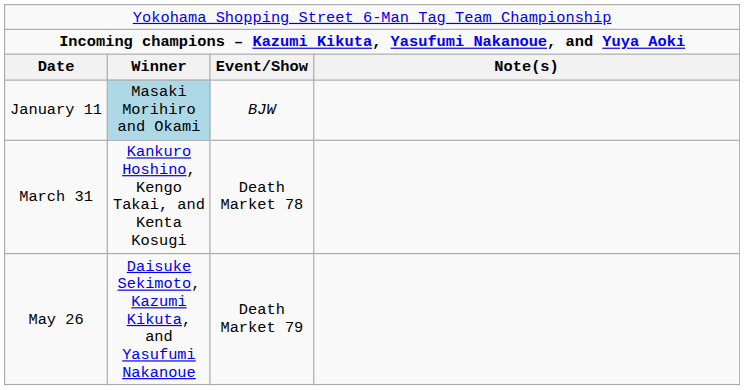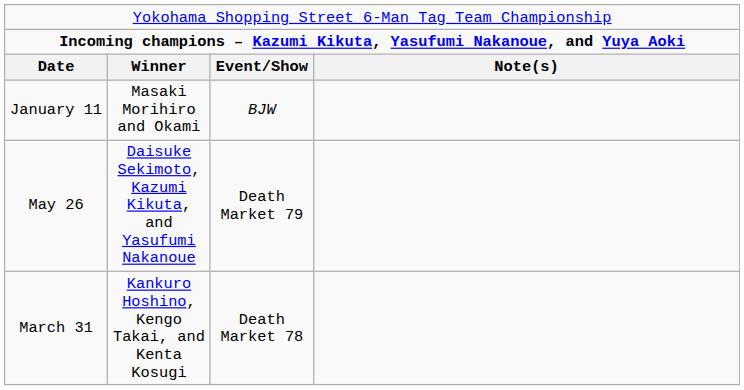(159, 110) lightblue background -> (159, 110) no background
rows swapped: (56, 197) <-> (56, 319)
